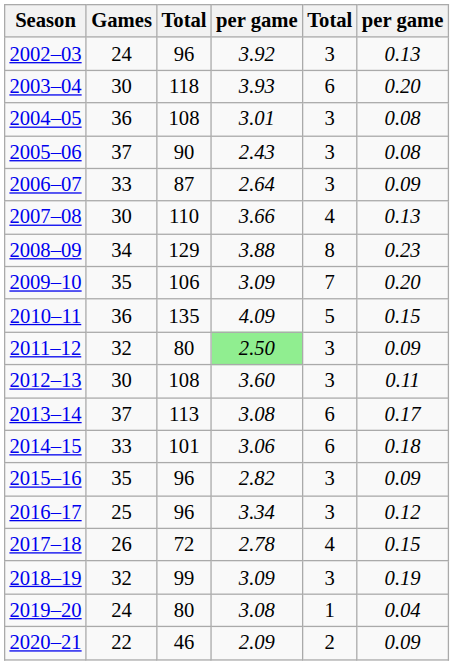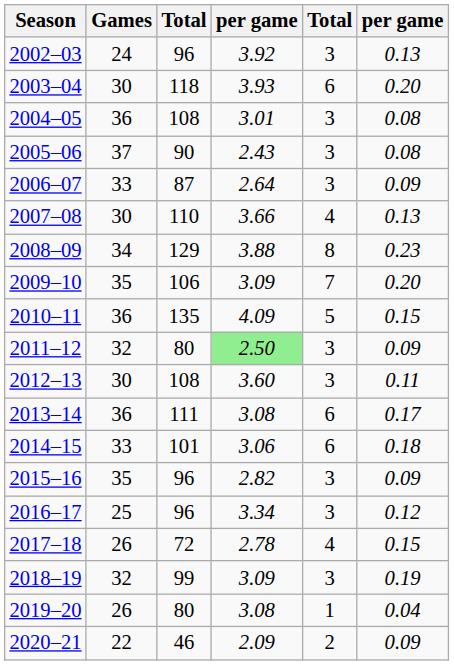(122, 413) 37 -> (122, 413) 36
(184, 413) 113 -> (184, 413) 111
(122, 610) 24 -> (122, 610) 26
